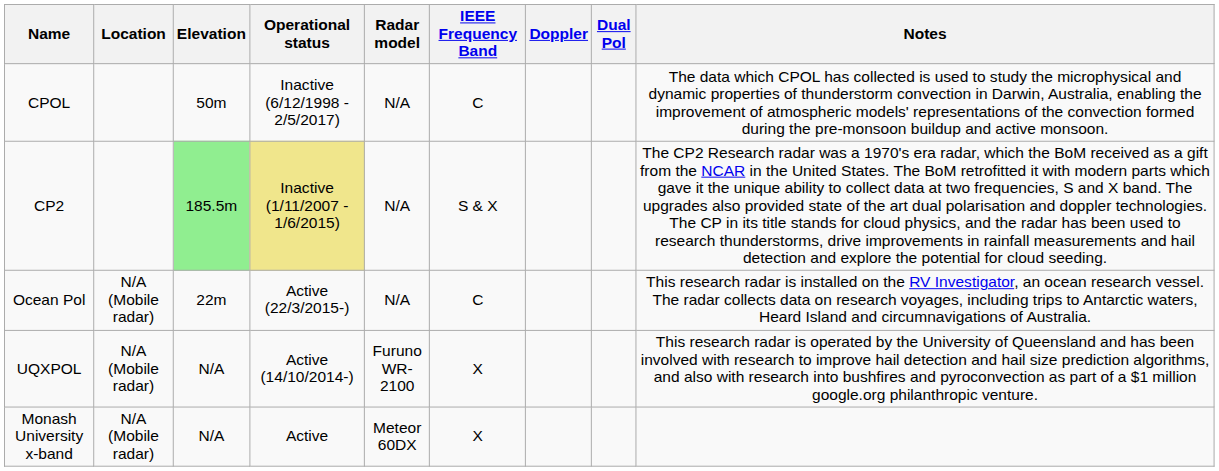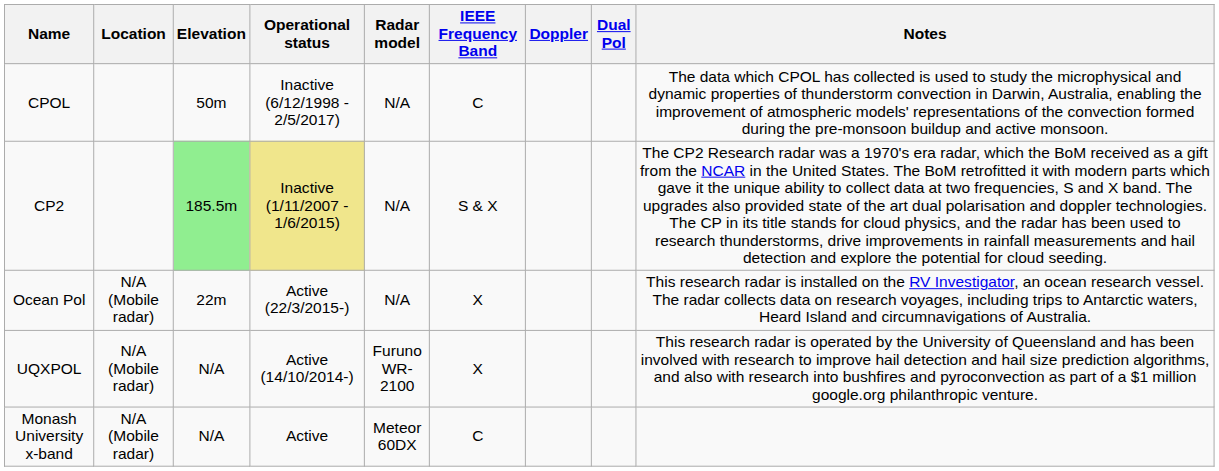(478, 300) C -> (478, 300) X
(478, 436) X -> (478, 436) C
